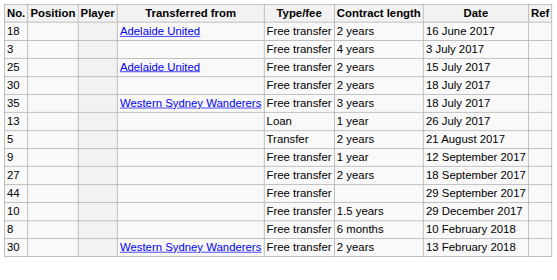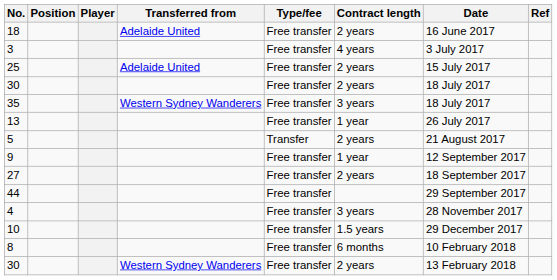(279, 121) Loan -> (299, 121) Free transfer
+ row: (10, 211)
